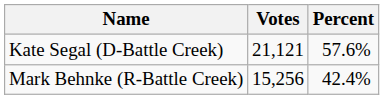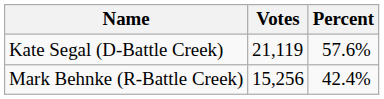(278, 49) 21,121 -> (278, 49) 21,119
